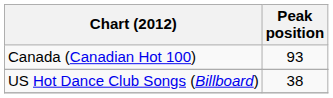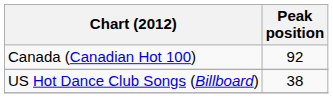(295, 57) 93 -> (295, 57) 92
